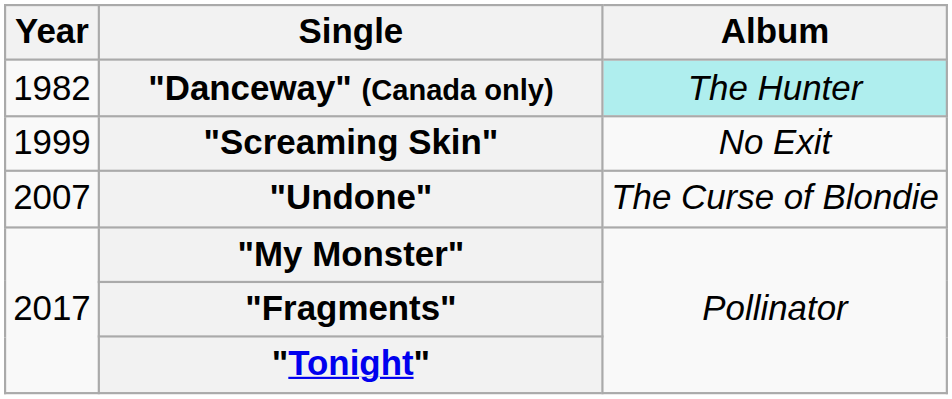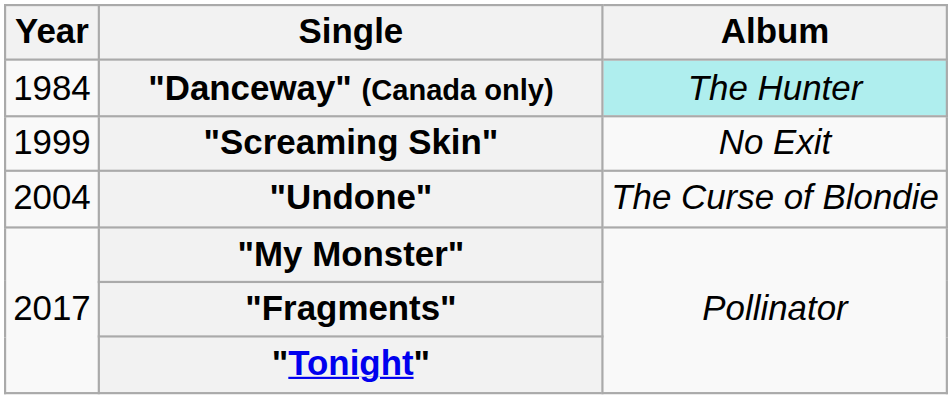(52, 87) 1982 -> (52, 87) 1984
(52, 198) 2007 -> (52, 198) 2004
